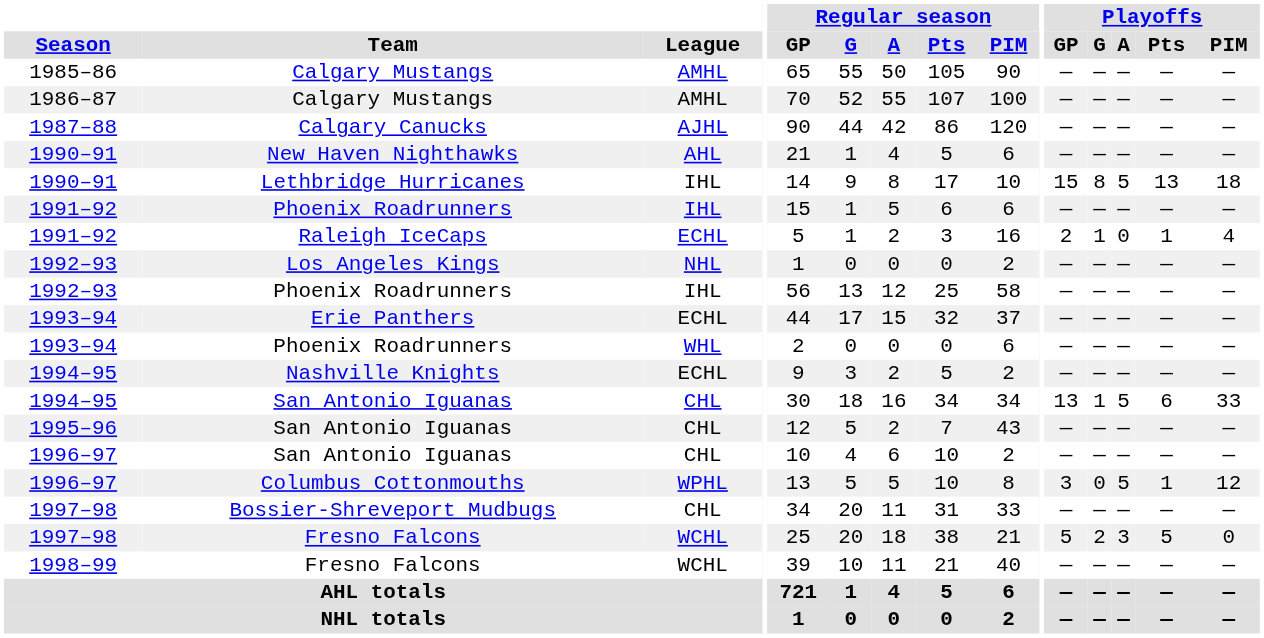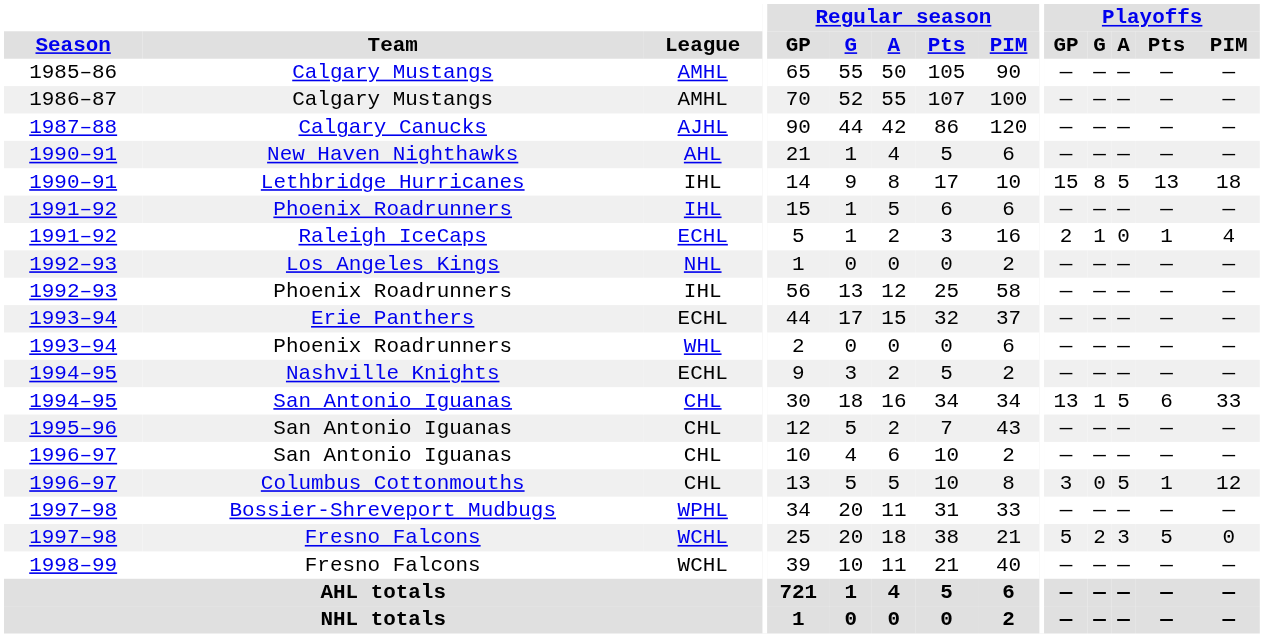(703, 483) WPHL -> (703, 483) CHL
(703, 510) CHL -> (703, 510) WPHL
